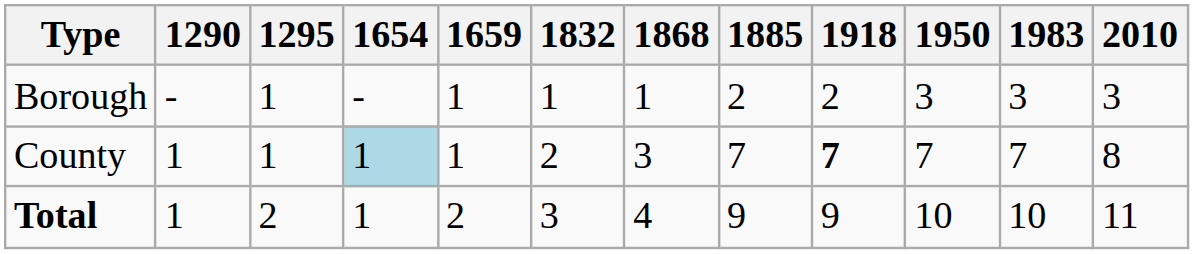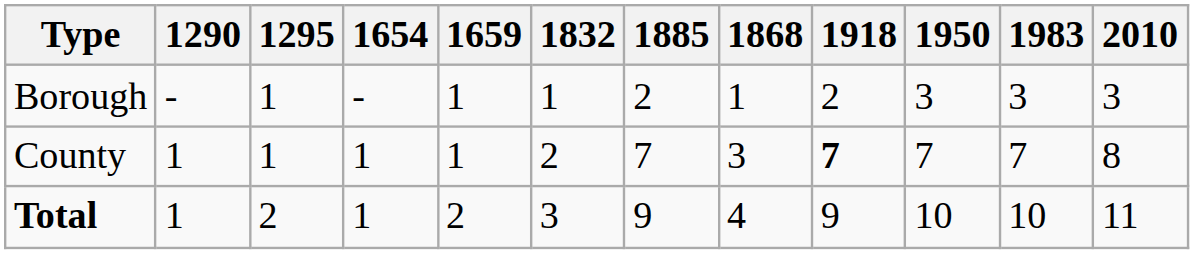columns swapped: (671, 34) <-> (765, 34)
(362, 155) lightblue background -> (362, 155) no background
